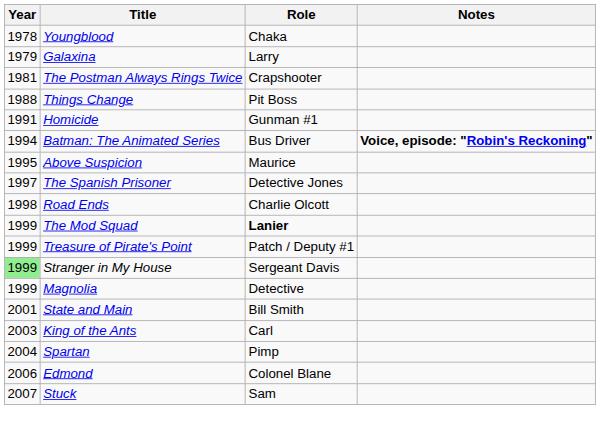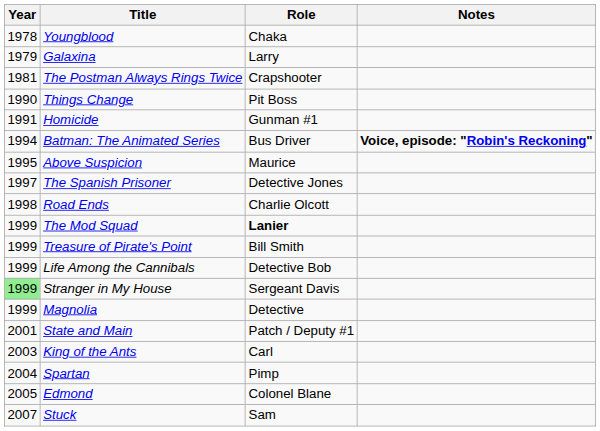(22, 99) 1988 -> (22, 99) 1990
(301, 246) Patch / Deputy #1 -> (276, 246) Bill Smith
+ row: (119, 267)
(276, 309) Bill Smith -> (301, 330) Patch / Deputy #1
(22, 373) 2006 -> (22, 394) 2005
